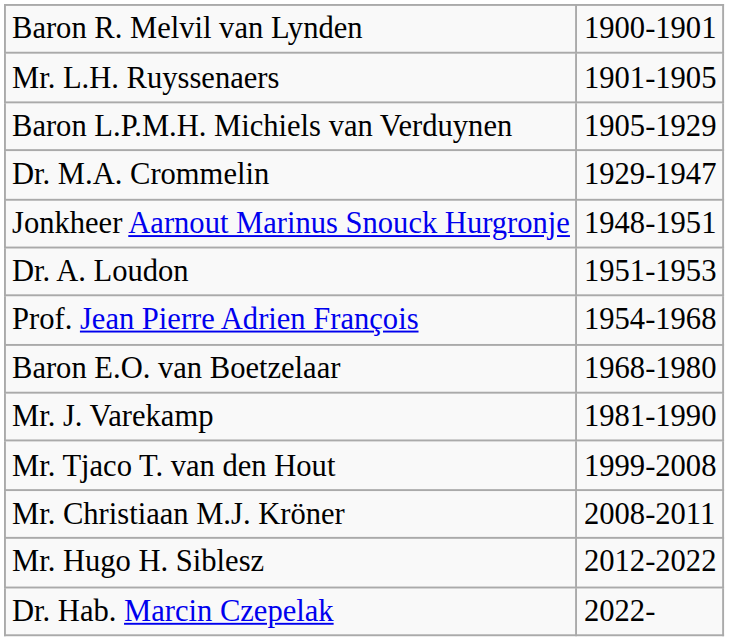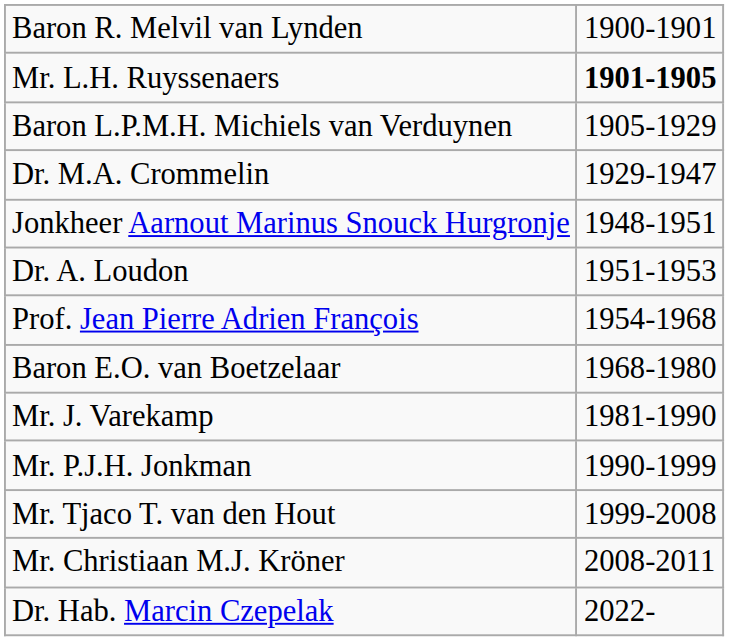(650, 77) normal -> (650, 77) bold
+ row: (132, 464)
- row: (138, 561)
